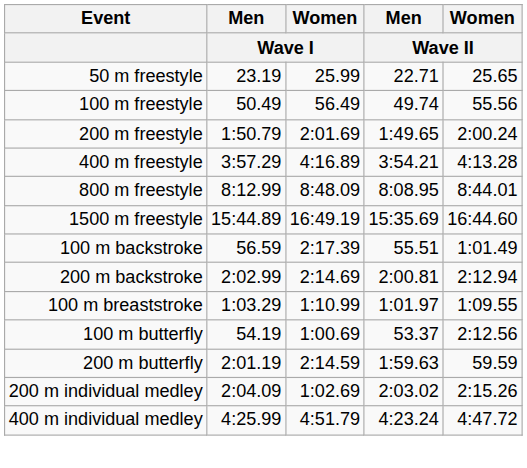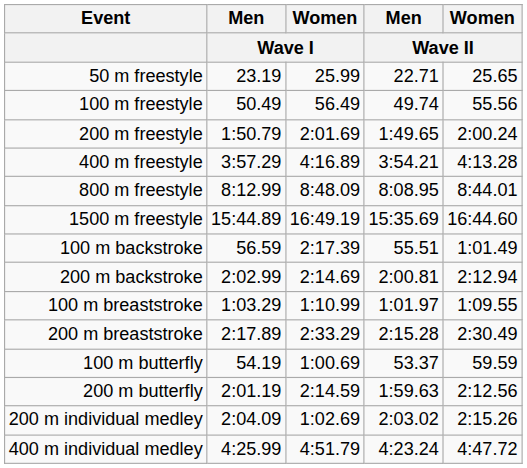+ row: (125, 334)
(487, 334) 2:12.56 -> (495, 362) 59.59
(495, 362) 59.59 -> (487, 391) 2:12.56
